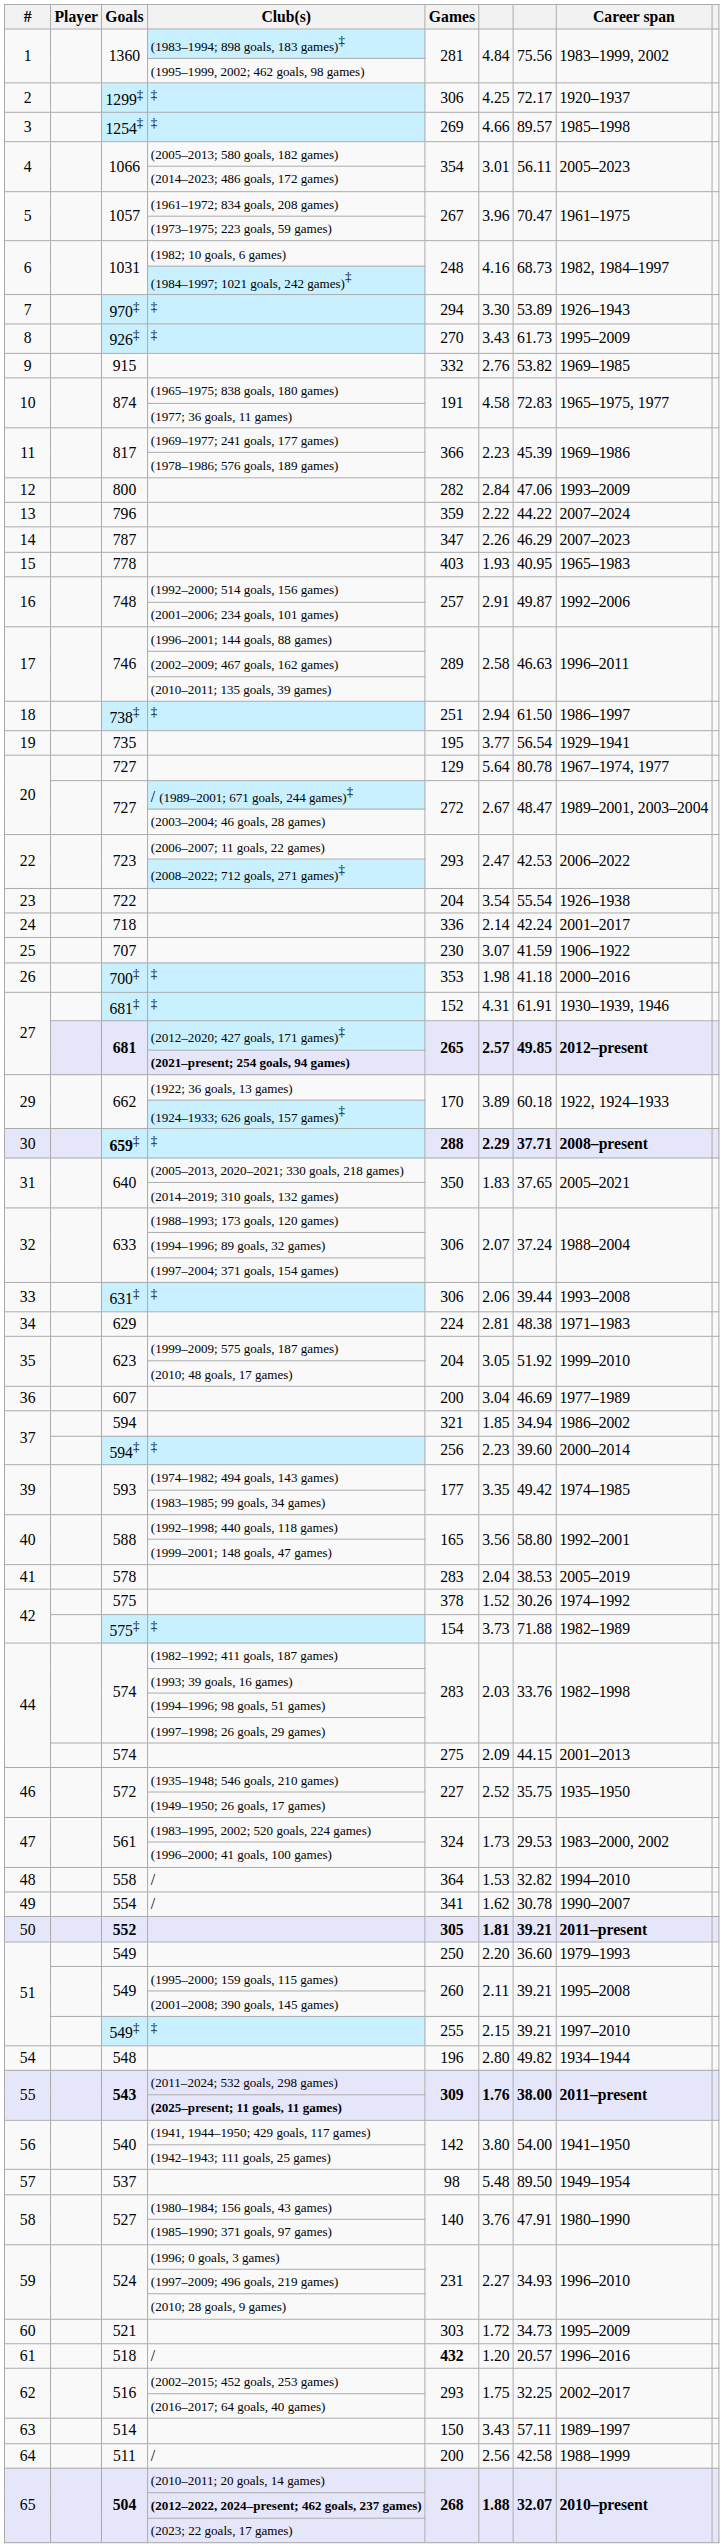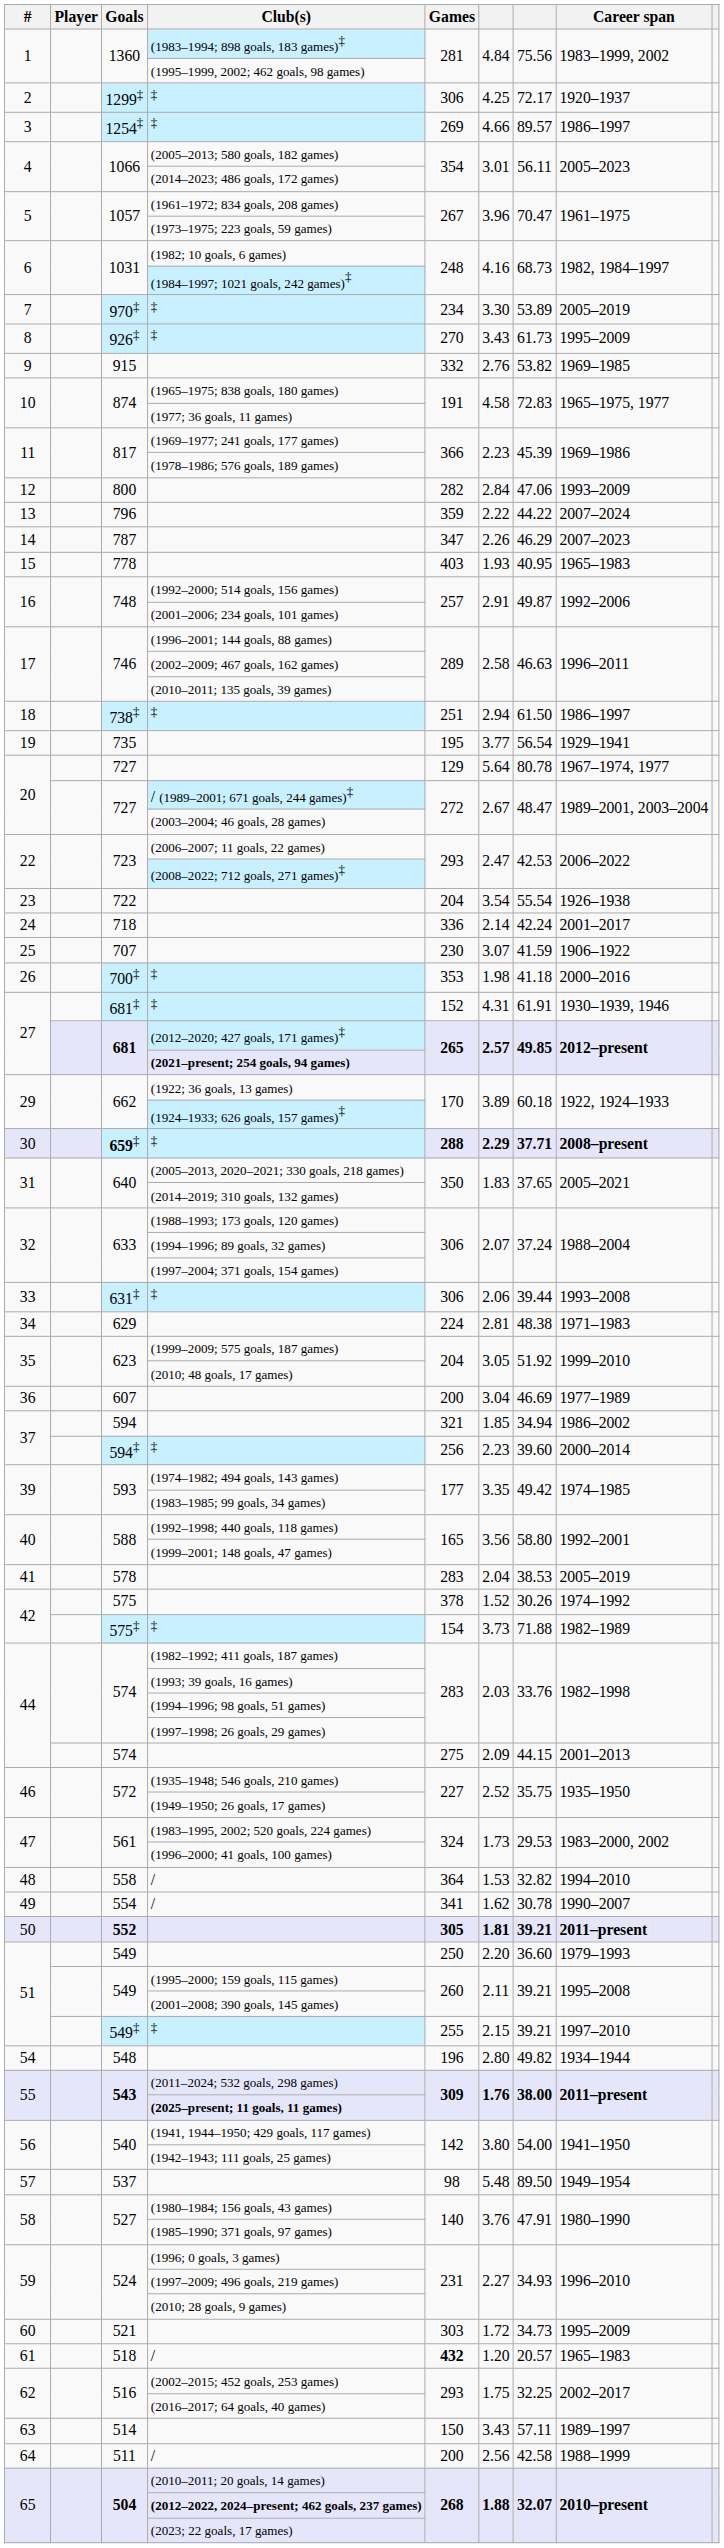(595, 127) 1985–1998 -> (595, 127) 1986–1997
(452, 309) 294 -> (452, 309) 234
(595, 309) 1926–1943 -> (595, 309) 2005–2019
(595, 2356) 1996–2016 -> (595, 2356) 1965–1983
